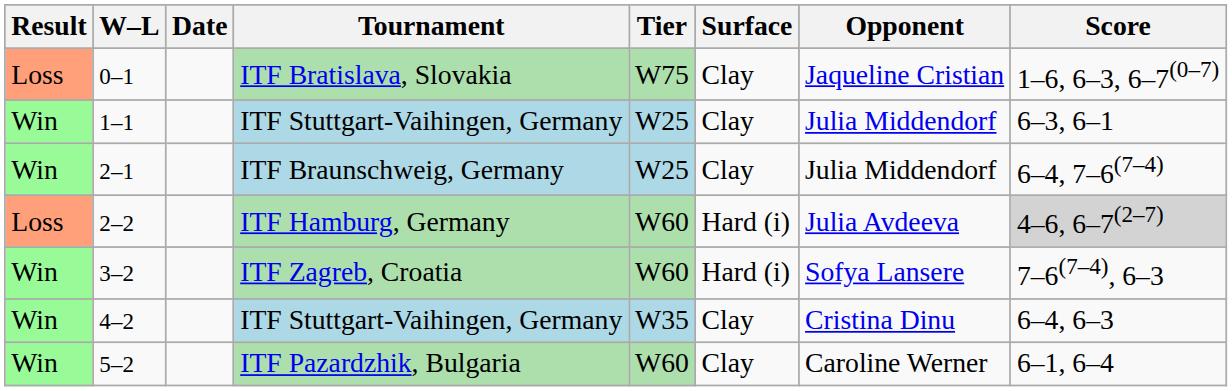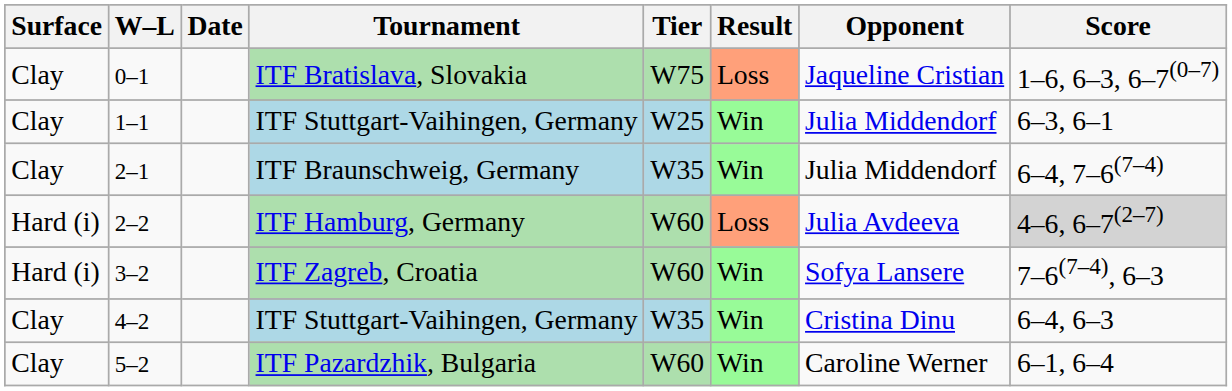columns swapped: (49, 26) <-> (747, 26)
(662, 169) W25 -> (677, 169) W35
